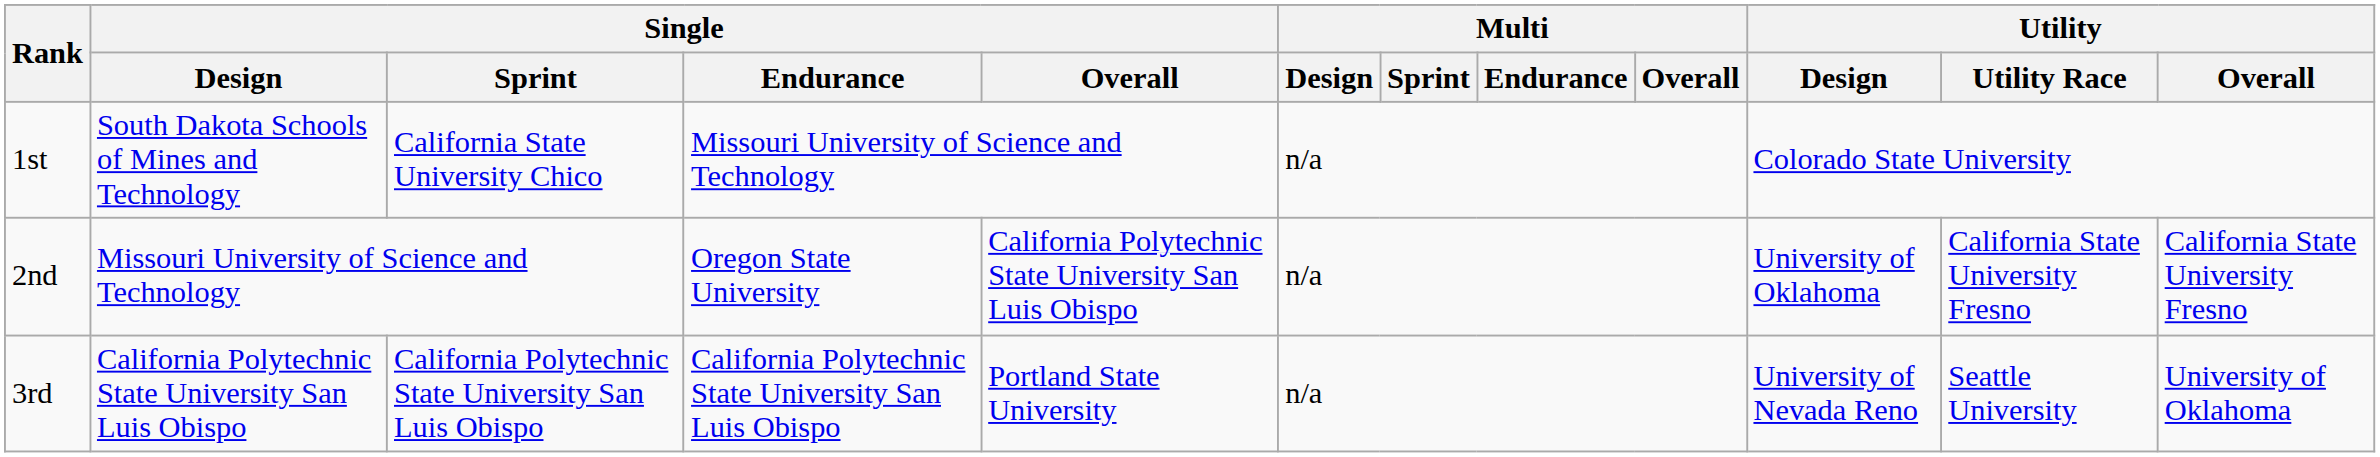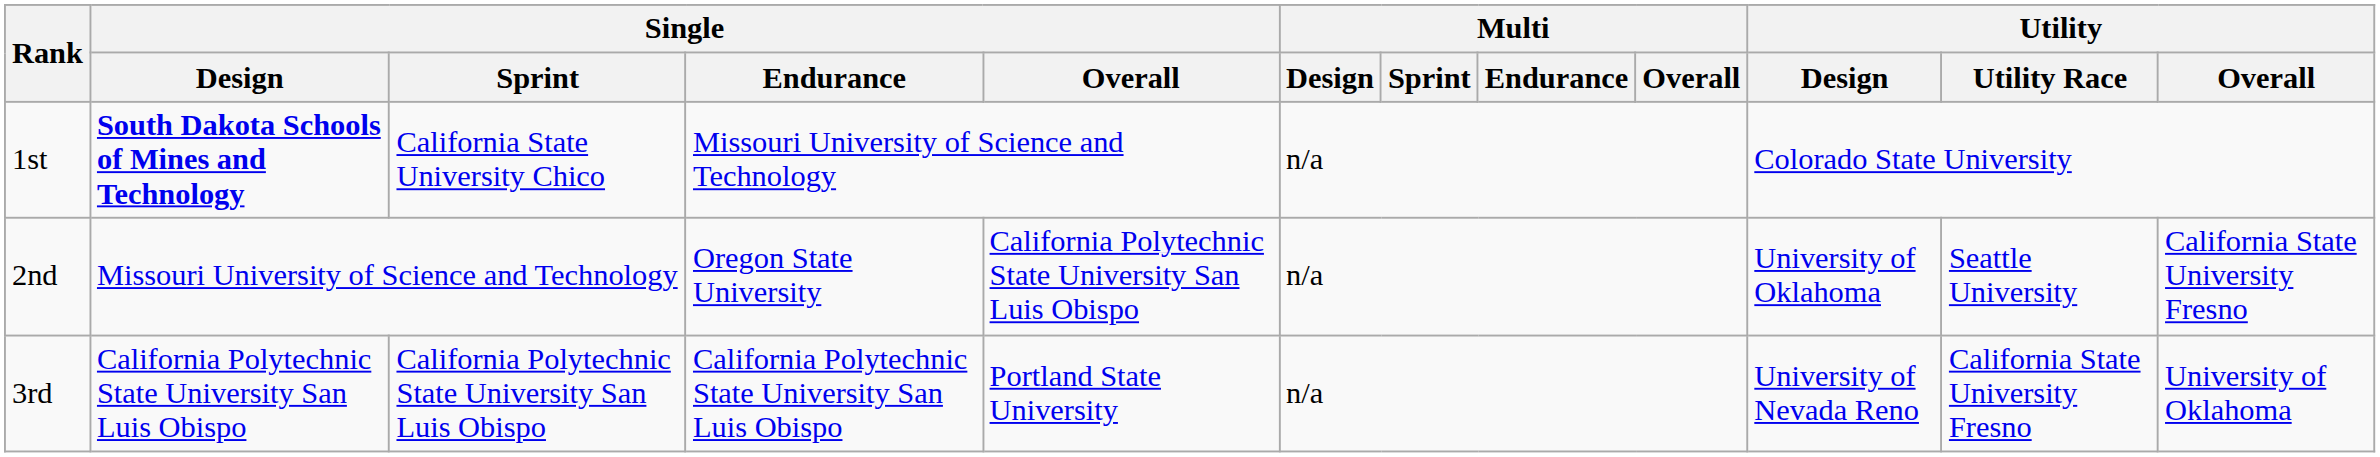(232, 159) normal -> (239, 159) bold
(2044, 275) California State University Fresno -> (2013, 275) Seattle University
(2012, 392) Seattle University -> (2045, 392) California State University Fresno
